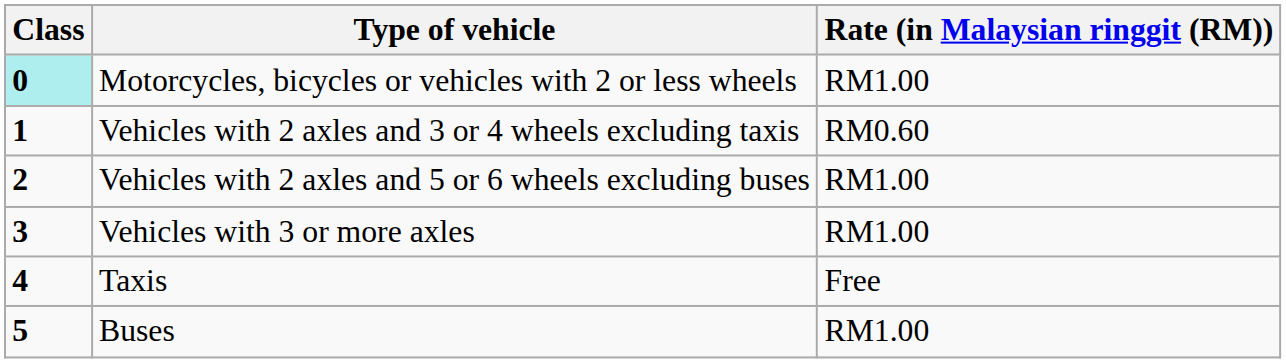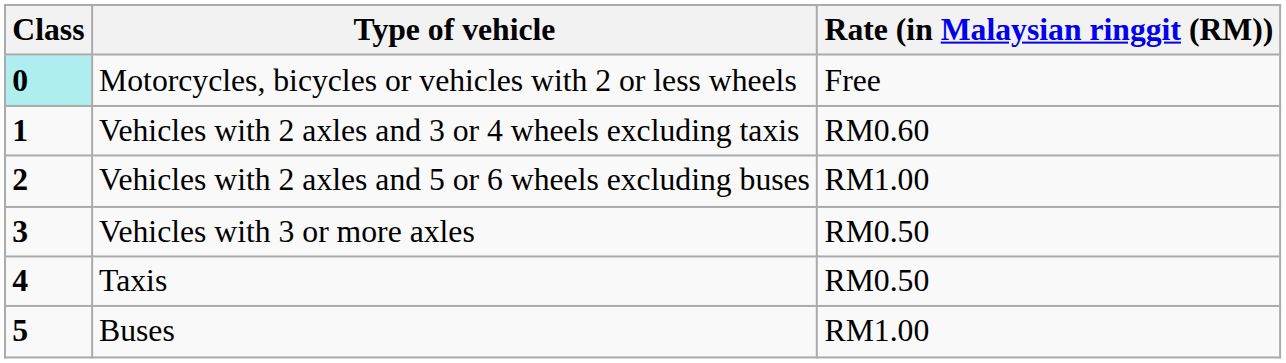(877, 79) RM1.00 -> (853, 79) Free
(877, 230) RM1.00 -> (877, 230) RM0.50
(853, 280) Free -> (877, 280) RM0.50
